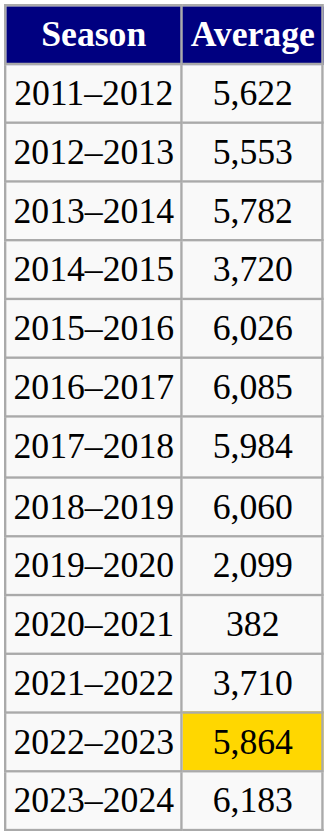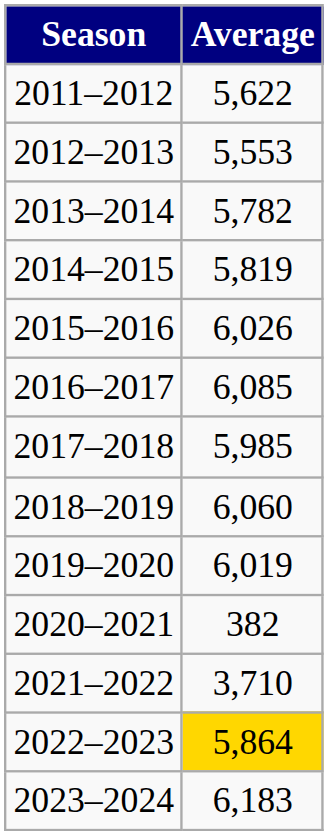(253, 269) 3,720 -> (253, 269) 5,819
(253, 446) 5,984 -> (253, 446) 5,985
(253, 564) 2,099 -> (253, 564) 6,019
